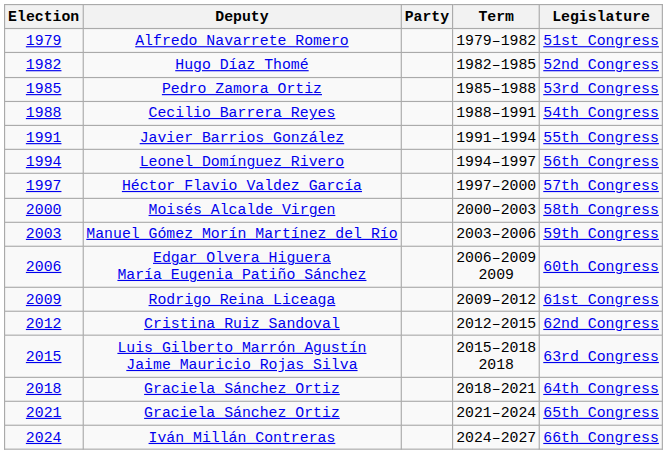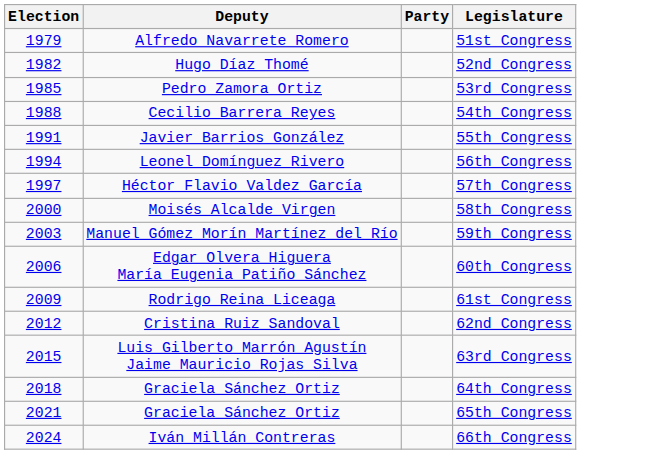- column: (496, 17)
